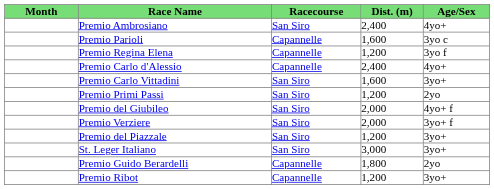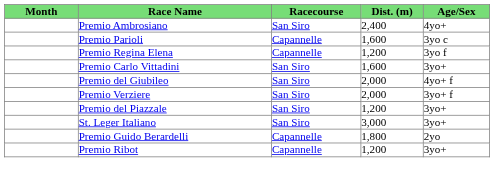- row: (130, 66)
- row: (121, 94)
